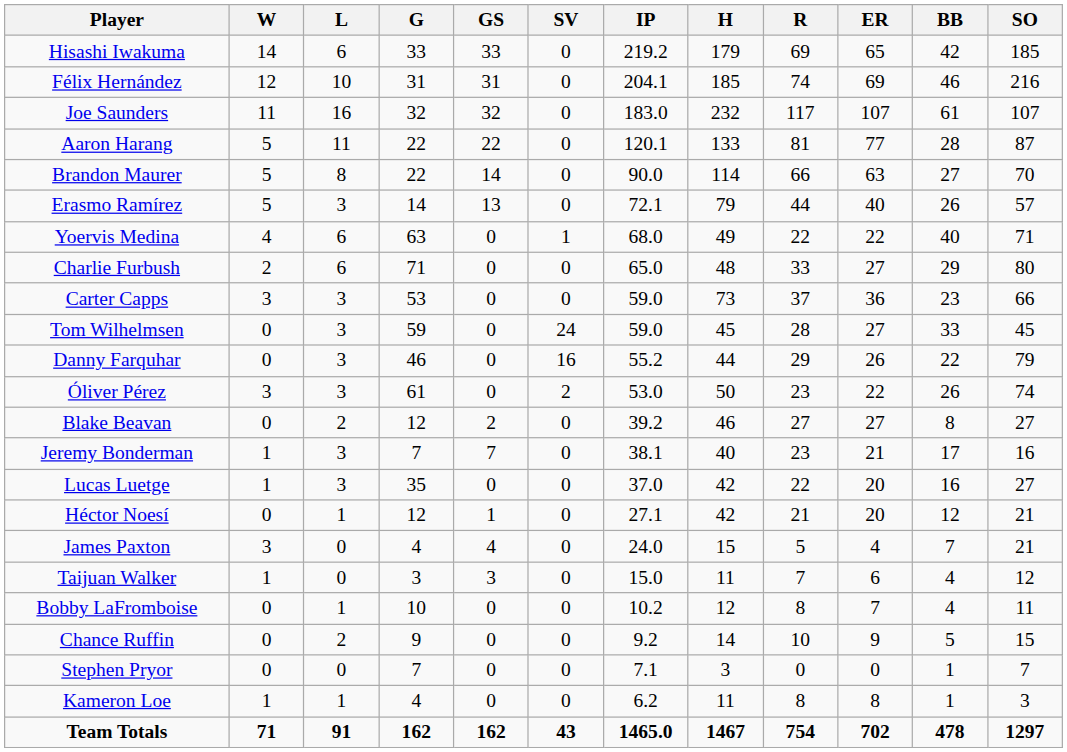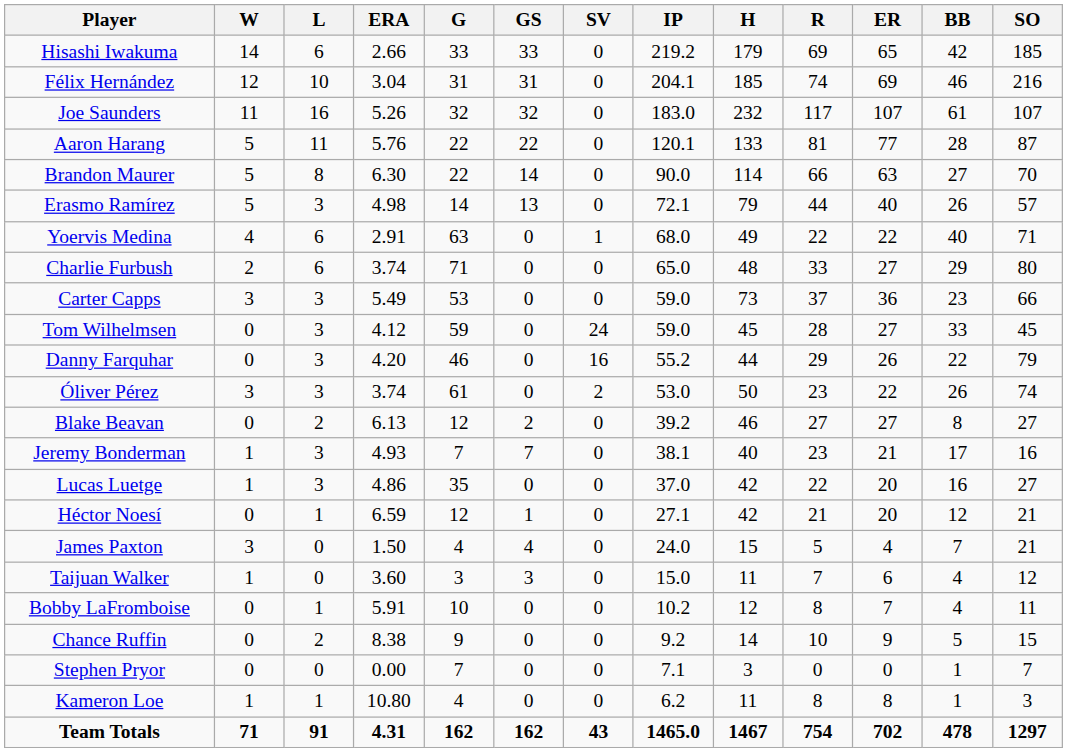+ column: (389, 19)
